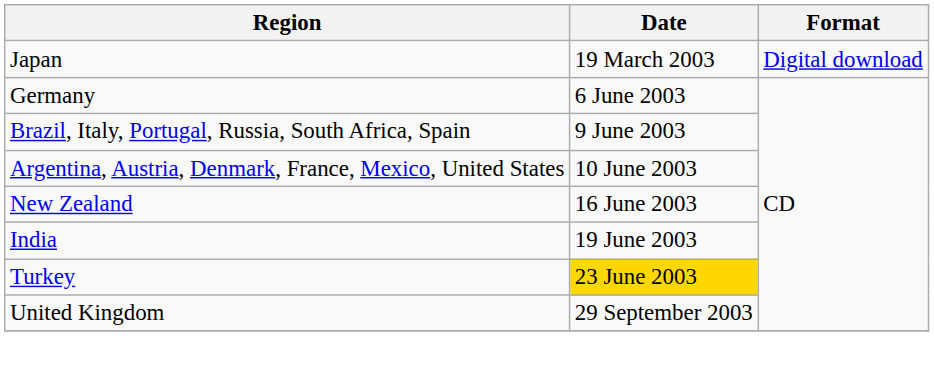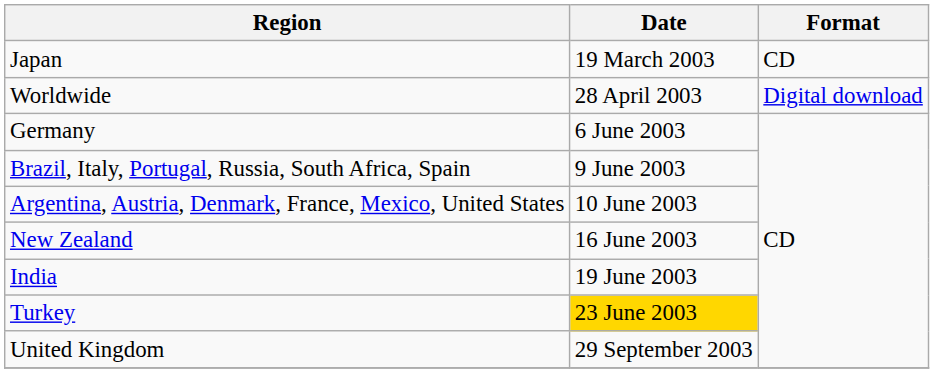(843, 58) Digital download -> (779, 58) CD
+ row: (61, 95)
